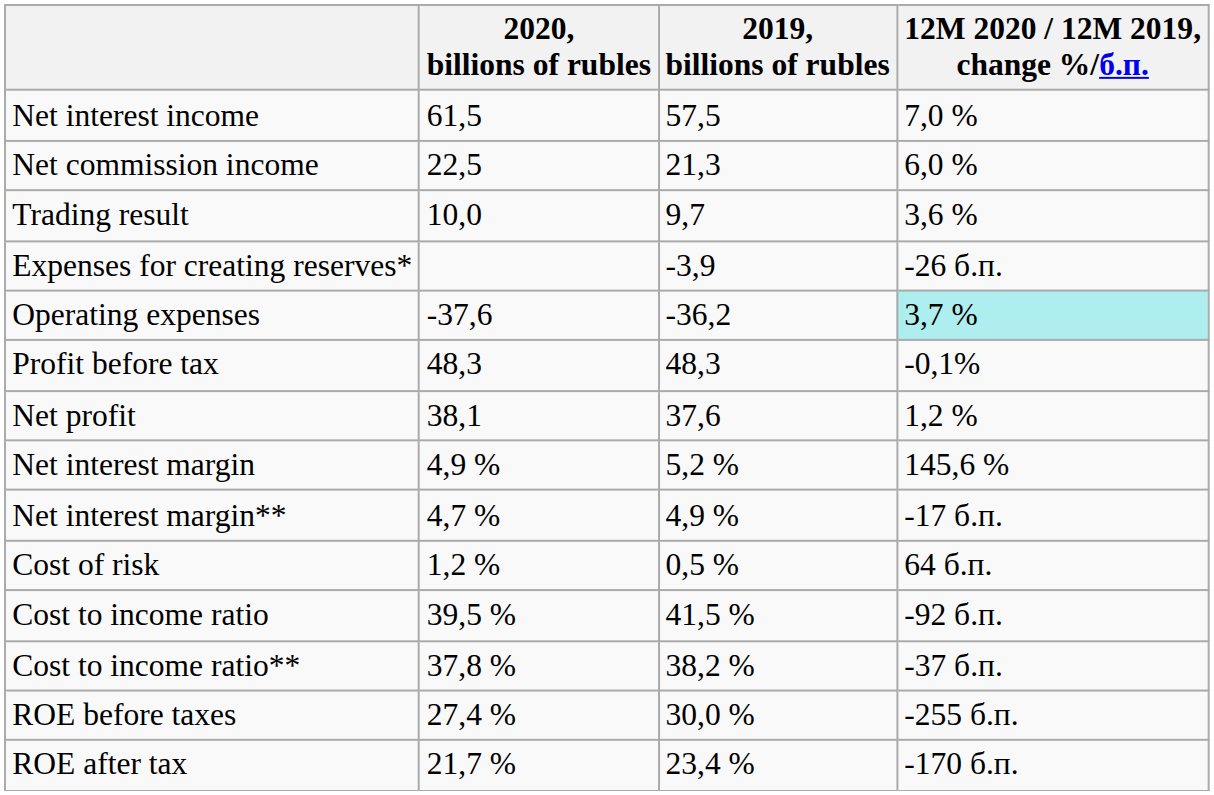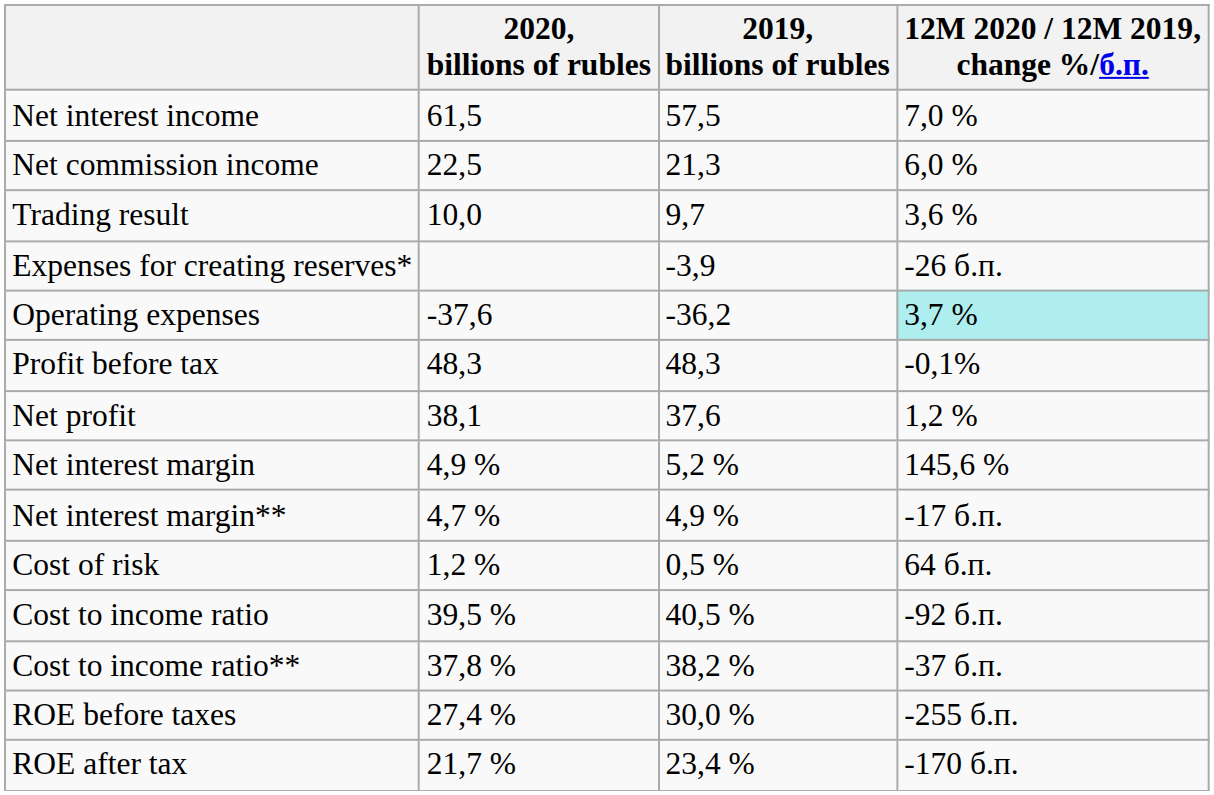(710, 614) 41,5 % -> (710, 614) 40,5 %
